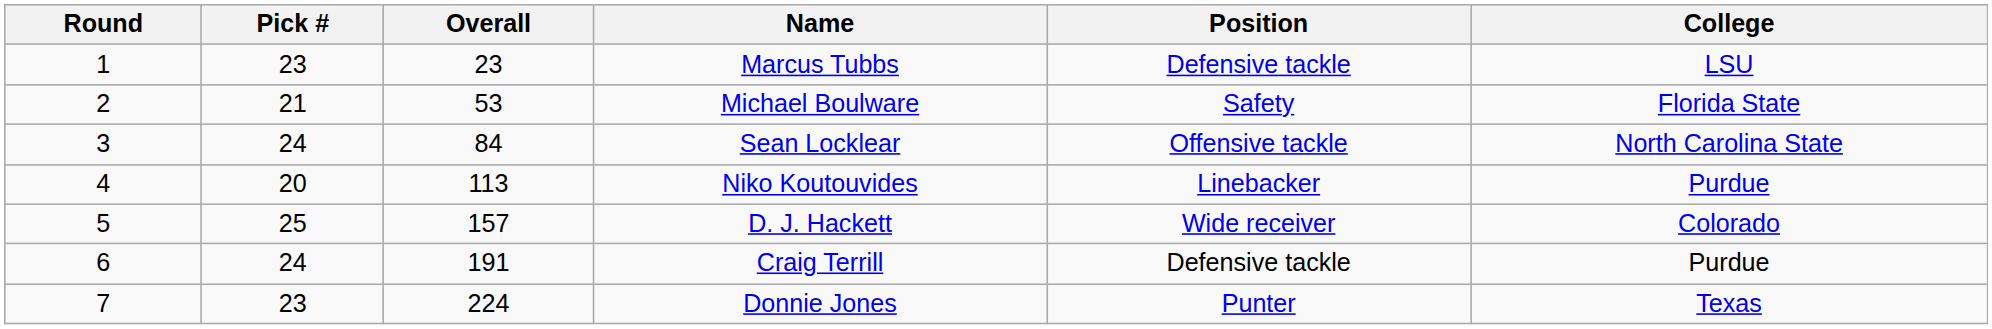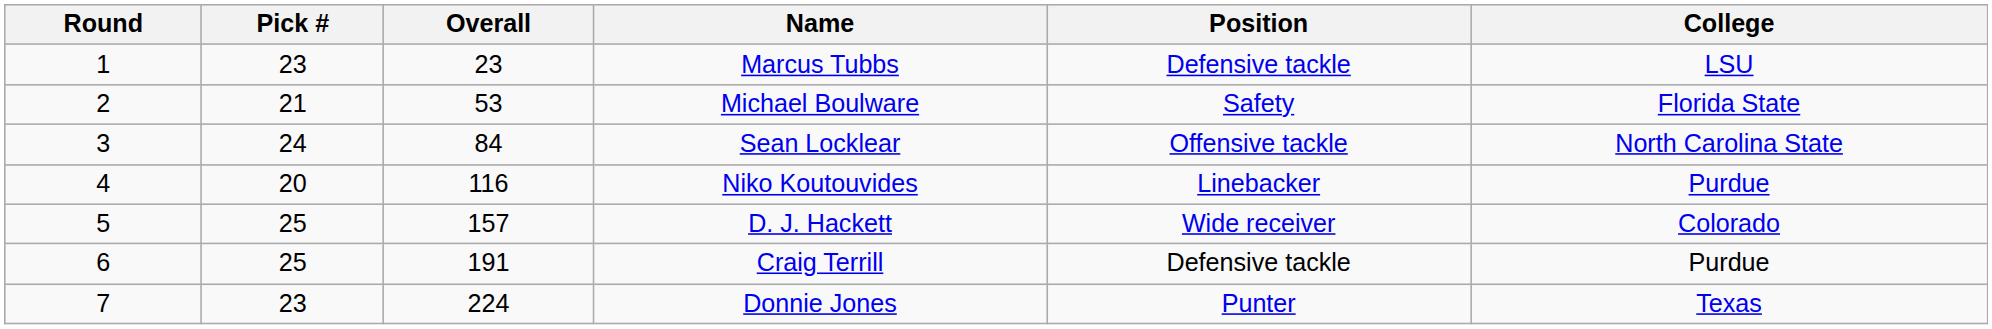(489, 183) 113 -> (489, 183) 116
(293, 263) 24 -> (293, 263) 25
